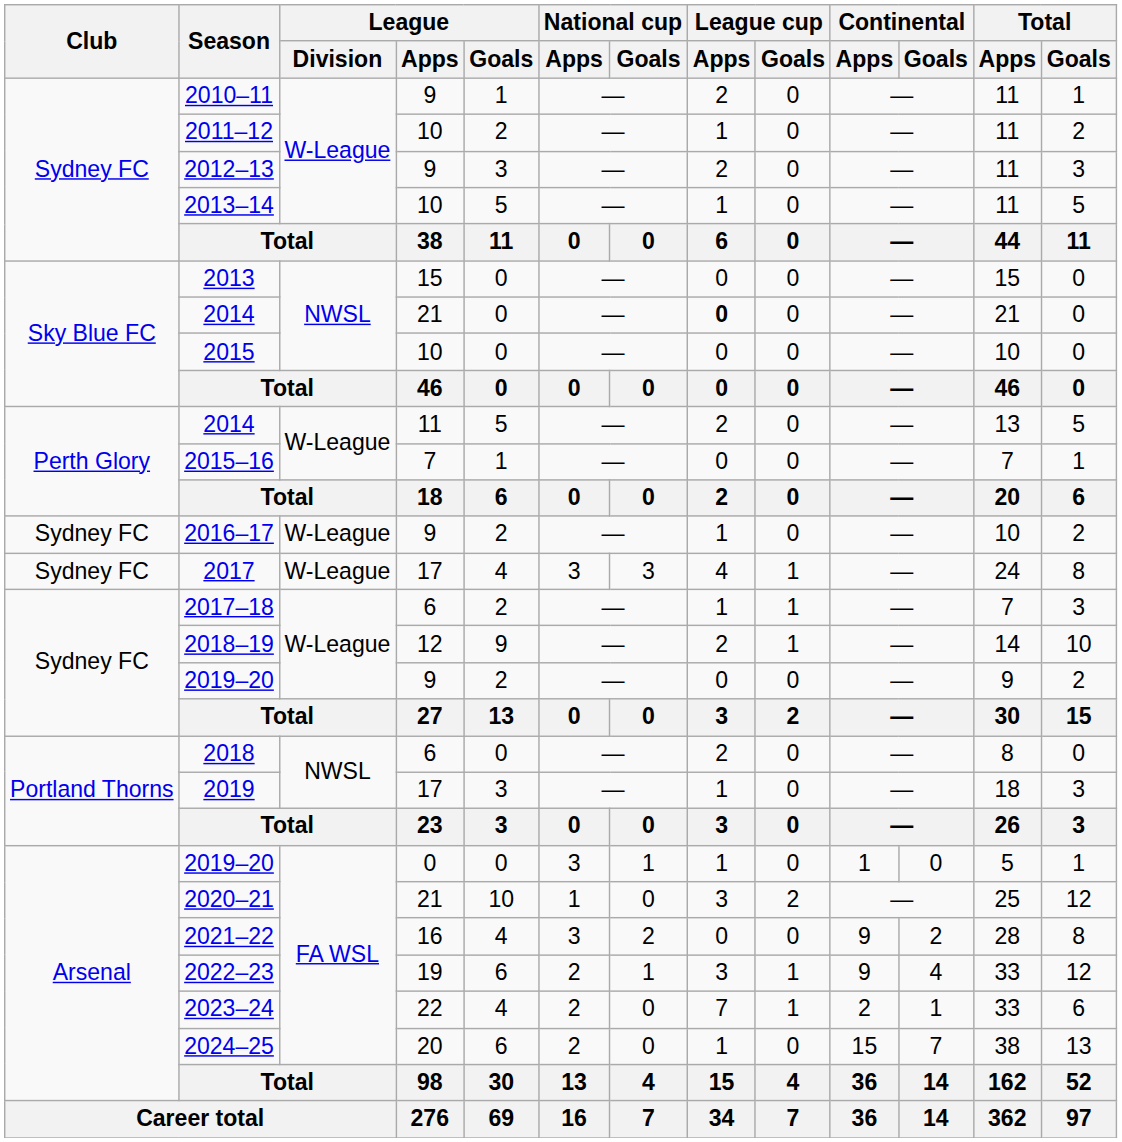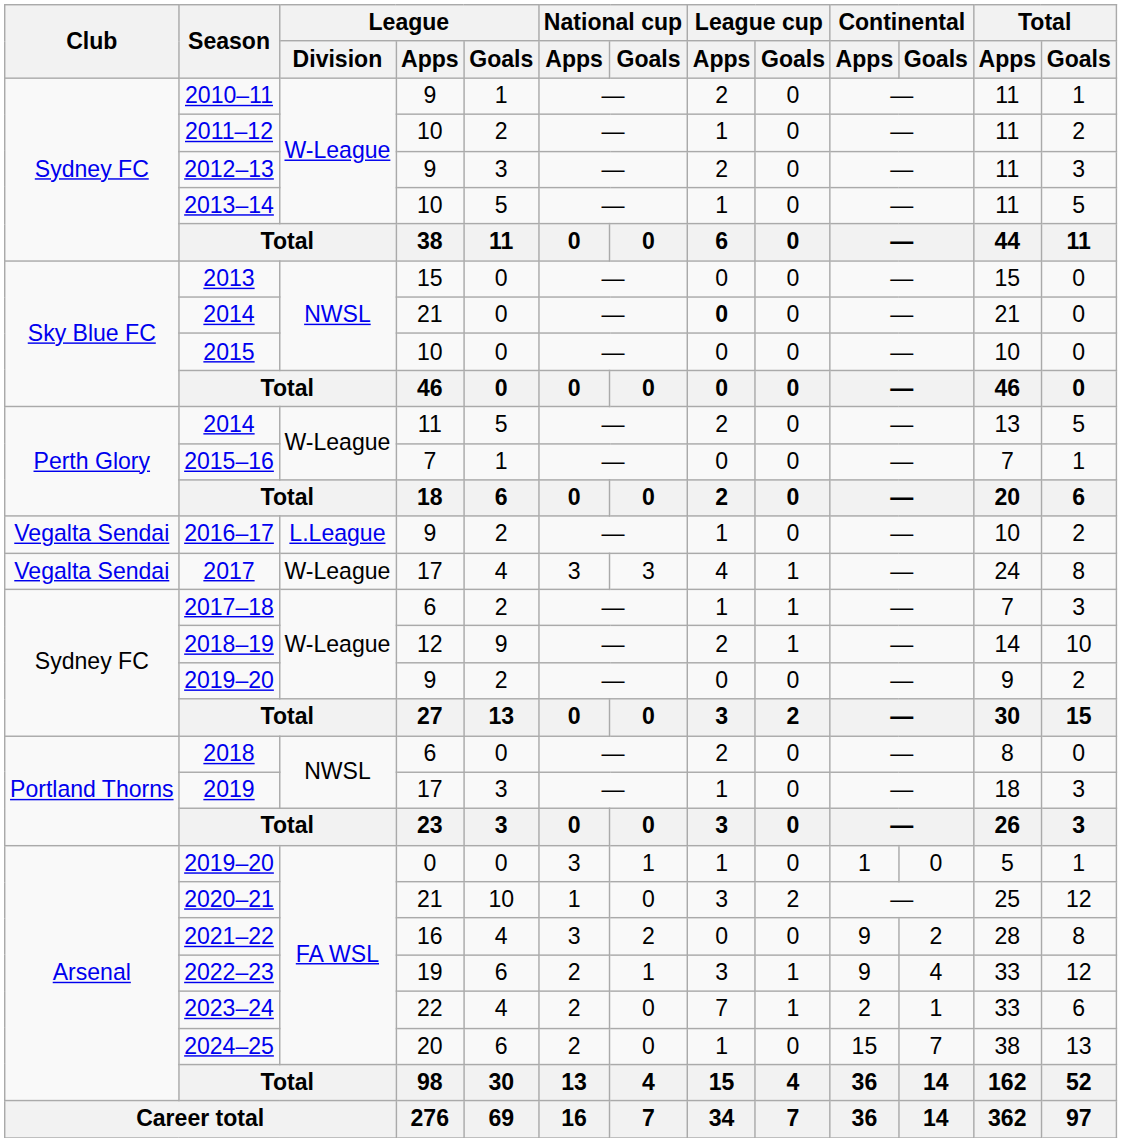(92, 534) Sydney FC -> (92, 534) Vegalta Sendai
(337, 534) W-League -> (337, 534) L.League
(92, 570) Sydney FC -> (92, 570) Vegalta Sendai
